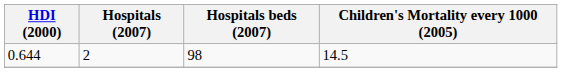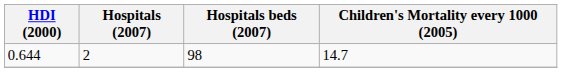(335, 55) 14.5 -> (335, 55) 14.7
